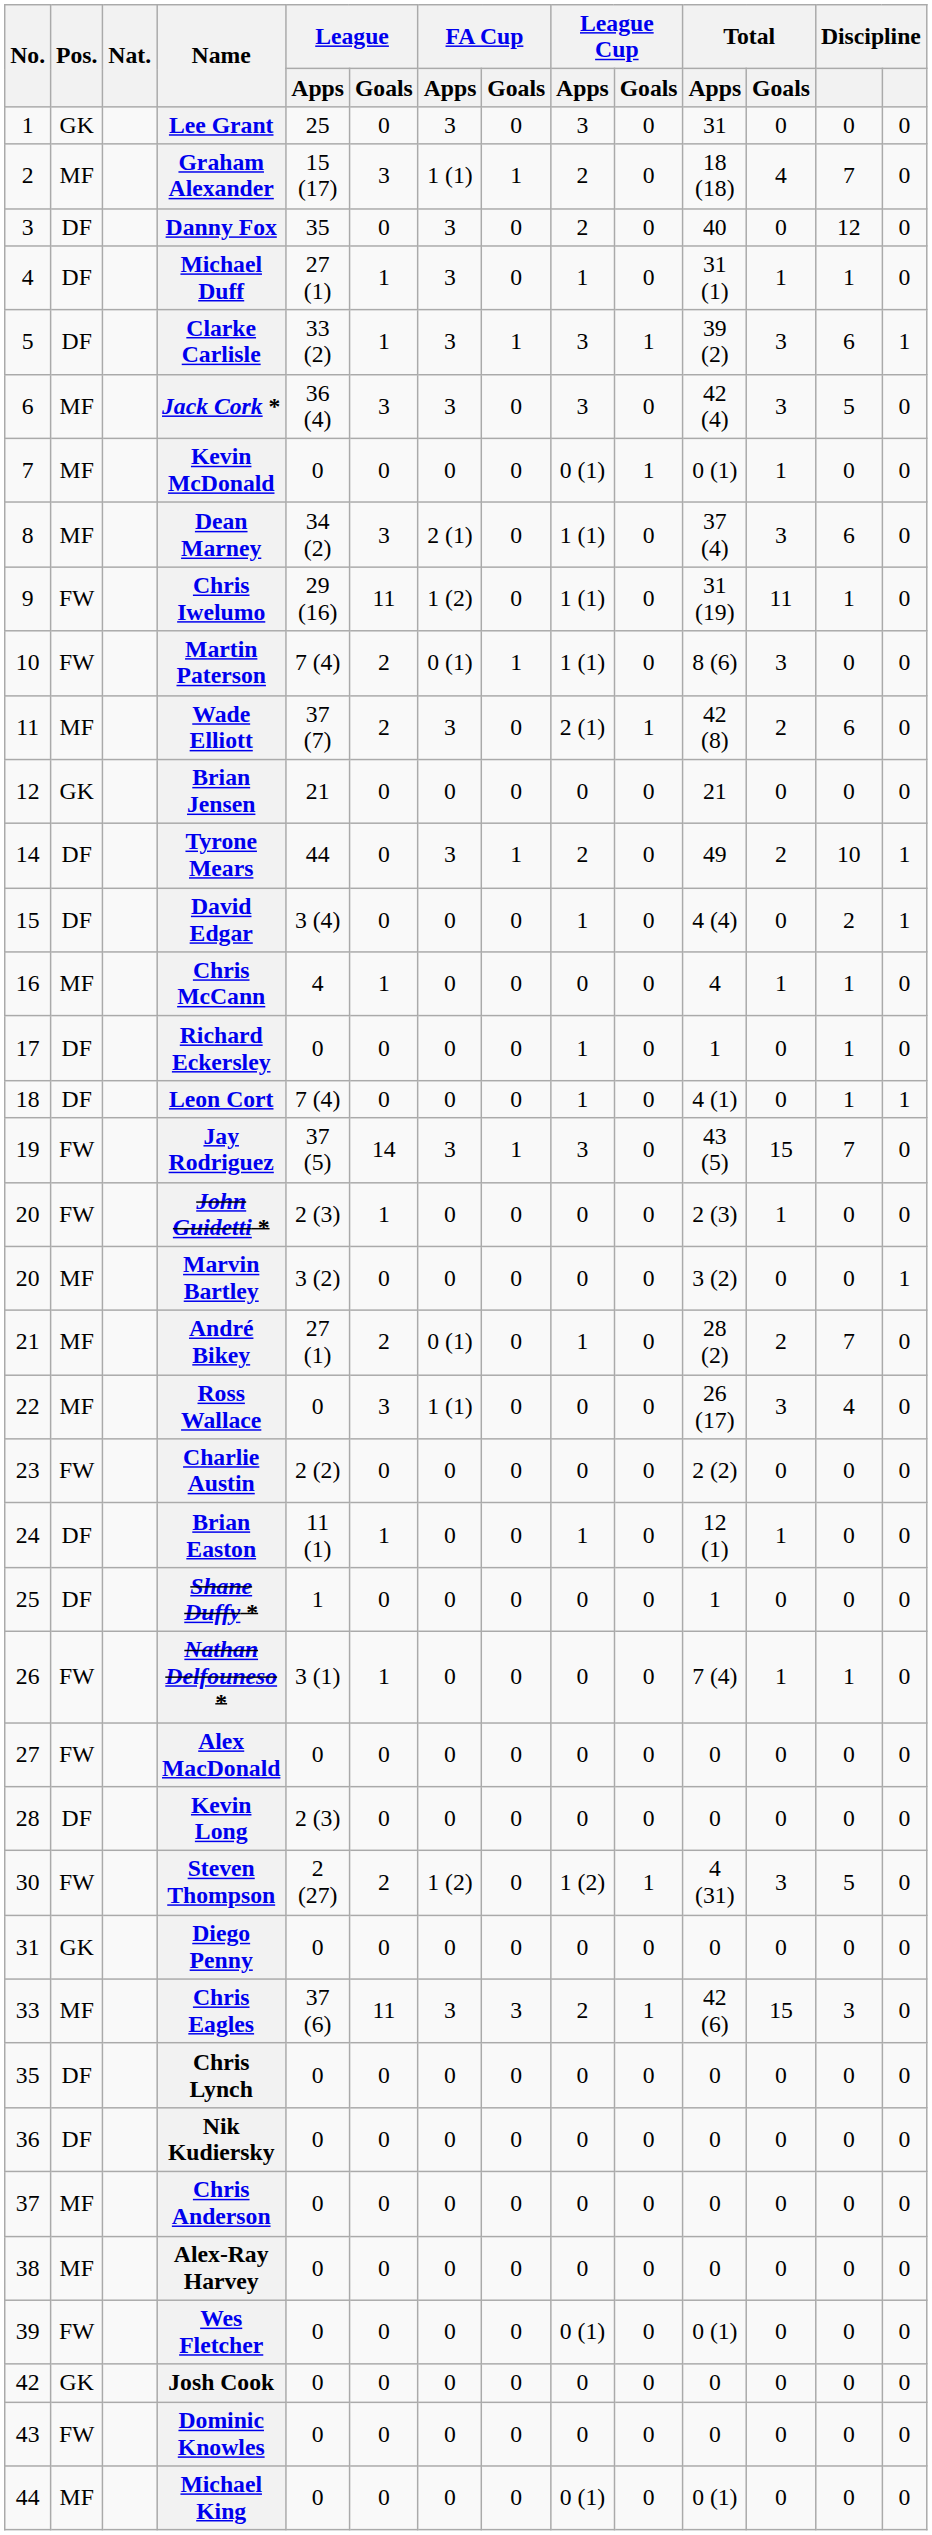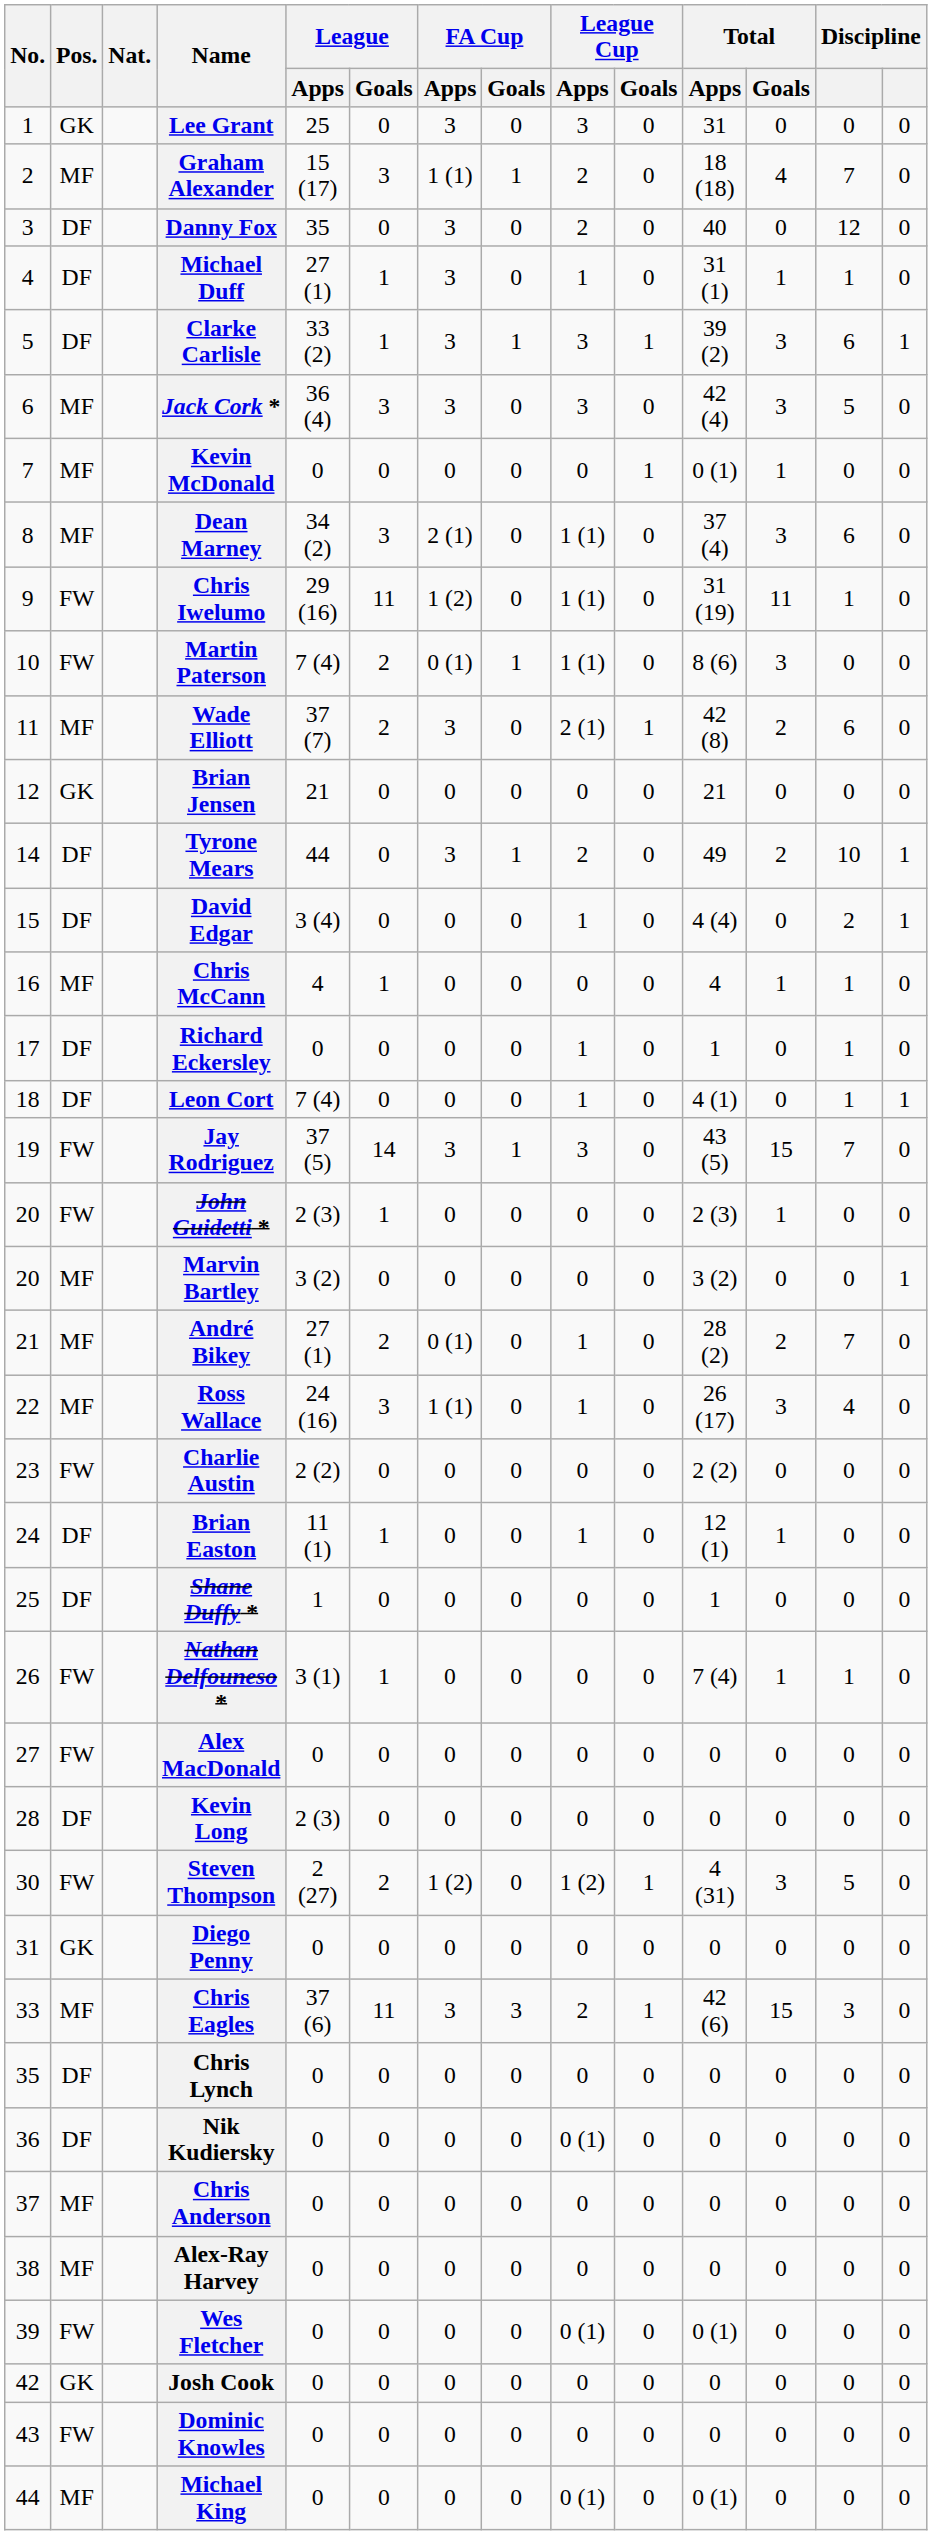(582, 470) 0 (1) -> (582, 470) 0
(318, 1406) 0 -> (318, 1406) 24 (16)
(582, 1406) 0 -> (582, 1406) 1
(582, 2139) 0 -> (582, 2139) 0 (1)
